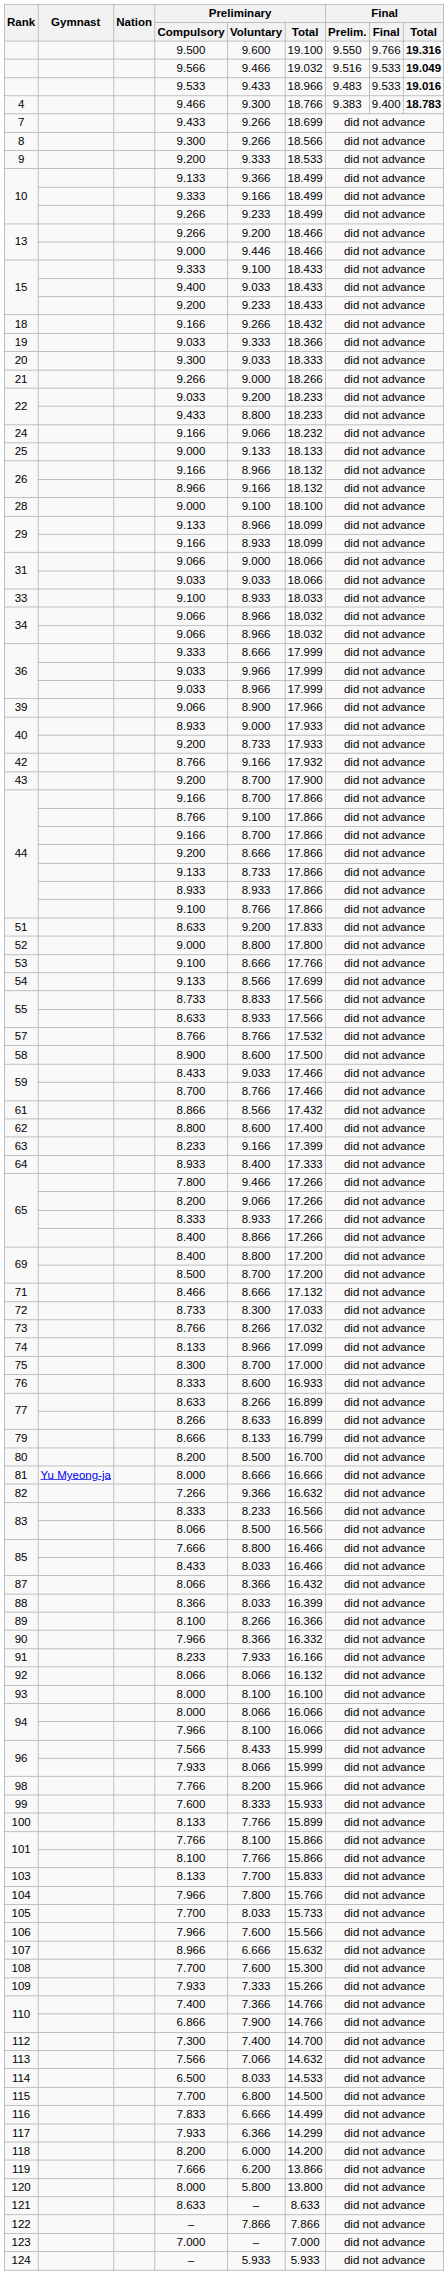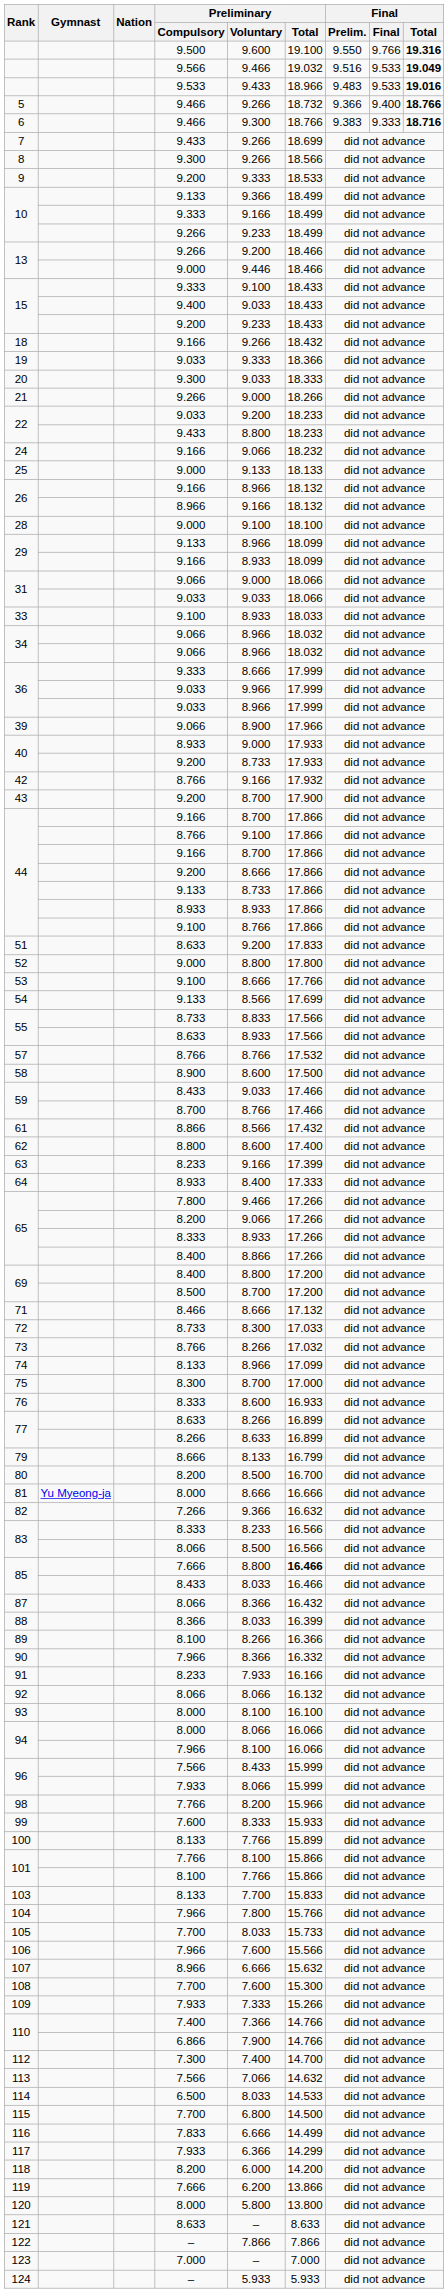- row: (21, 104)
+ row: (21, 104)
+ row: (21, 123)
(305, 1548) normal -> (305, 1566) bold
